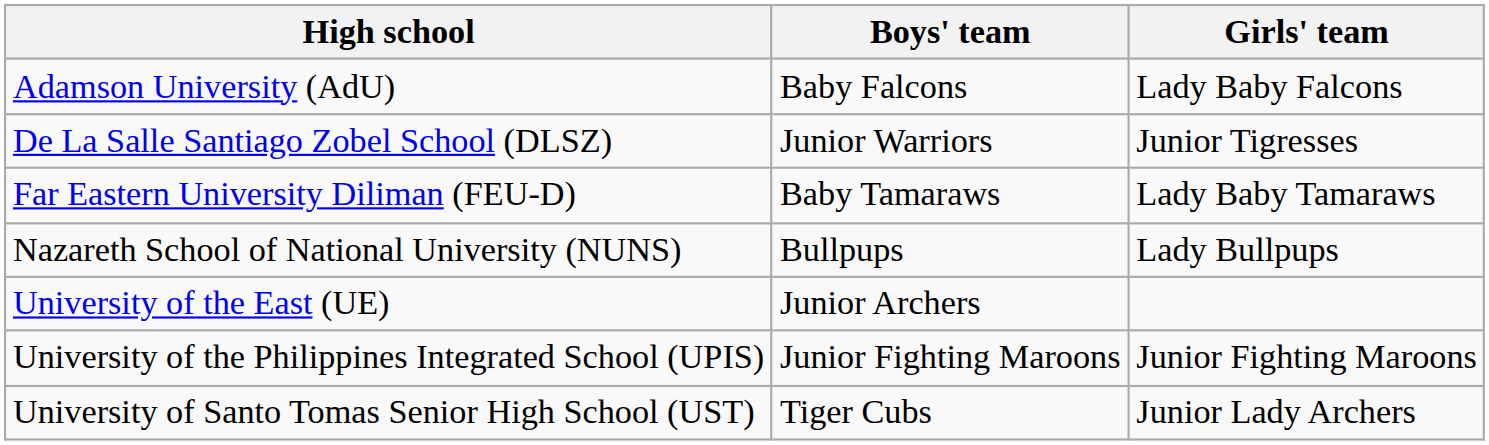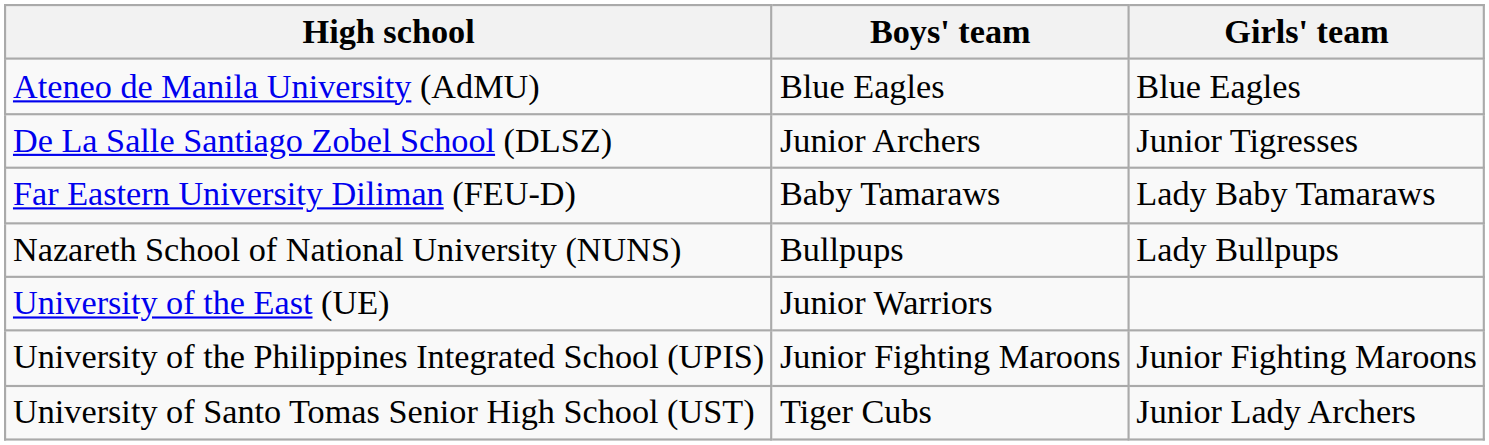- row: (204, 85)
+ row: (276, 85)
(886, 140) Junior Warriors -> (880, 140) Junior Archers
(880, 303) Junior Archers -> (886, 303) Junior Warriors
